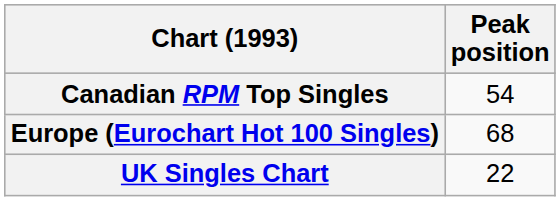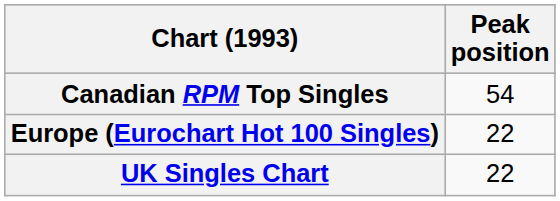(500, 133) 68 -> (500, 133) 22
